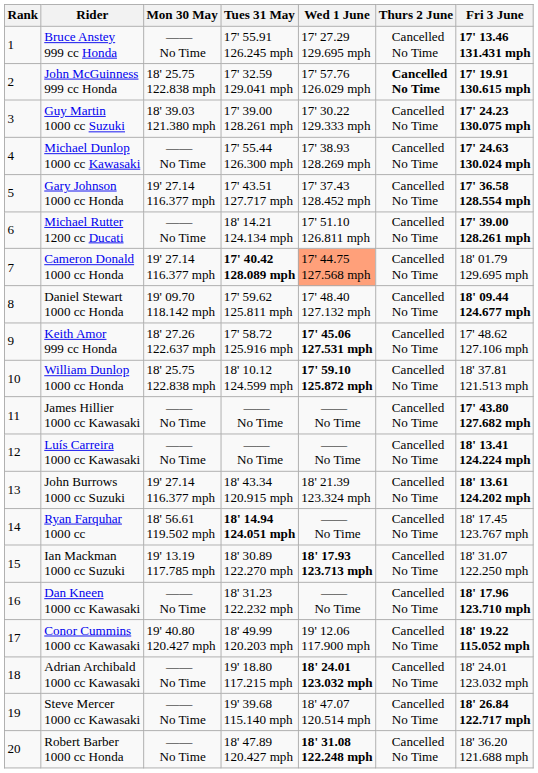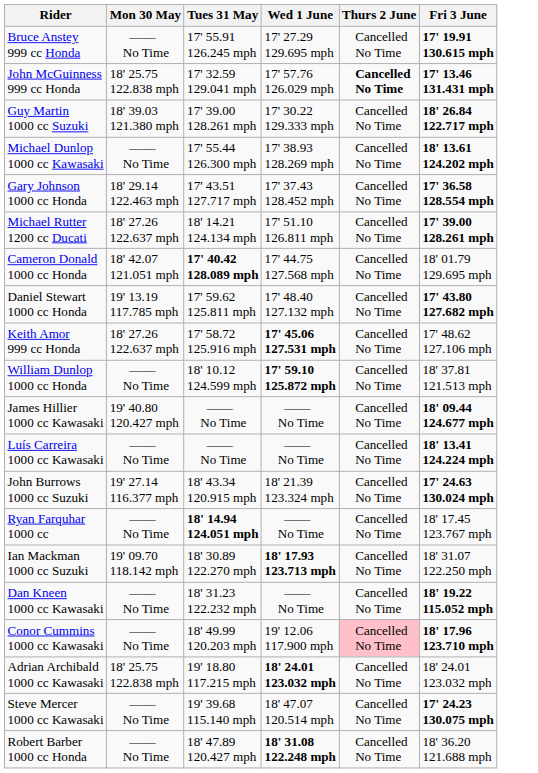- column: (23, 15)
(495, 45) 17' 13.46 131.431 mph -> (458, 45) 17' 19.91 130.615 mph
(495, 82) 17' 19.91 130.615 mph -> (458, 82) 17' 13.46 131.431 mph
(495, 119) 17' 24.23 130.075 mph -> (458, 119) 18' 26.84 122.717 mph
(495, 156) 17' 24.63 130.024 mph -> (458, 156) 18' 13.61 124.202 mph
(181, 193) 19' 27.14 116.377 mph -> (144, 193) 18' 29.14 122.463 mph
(176, 230) —— No Time -> (144, 230) 18' 27.26 122.637 mph
(181, 267) 19' 27.14 116.377 mph -> (144, 267) 18' 42.07 121.051 mph
(336, 267) lightsalmon background -> (299, 267) no background
(181, 304) 19' 09.70 118.142 mph -> (144, 304) 19' 13.19 117.785 mph
(495, 304) 18' 09.44 124.677 mph -> (458, 304) 17' 43.80 127.682 mph
(181, 378) 18' 25.75 122.838 mph -> (139, 378) —— No Time
(176, 415) —— No Time -> (144, 415) 19' 40.80 120.427 mph
(495, 415) 17' 43.80 127.682 mph -> (458, 415) 18' 09.44 124.677 mph
(495, 490) 18' 13.61 124.202 mph -> (458, 490) 17' 24.63 130.024 mph
(181, 527) 18' 56.61 119.502 mph -> (139, 527) —— No Time
(181, 564) 19' 13.19 117.785 mph -> (144, 564) 19' 09.70 118.142 mph
(495, 601) 18' 17.96 123.710 mph -> (458, 601) 18' 19.22 115.052 mph
(181, 638) 19' 40.80 120.427 mph -> (139, 638) —— No Time
(412, 638) no background -> (375, 638) pink background
(494, 638) 18' 19.22 115.052 mph -> (458, 638) 18' 17.96 123.710 mph
(176, 675) —— No Time -> (144, 675) 18' 25.75 122.838 mph
(495, 712) 18' 26.84 122.717 mph -> (458, 712) 17' 24.23 130.075 mph
